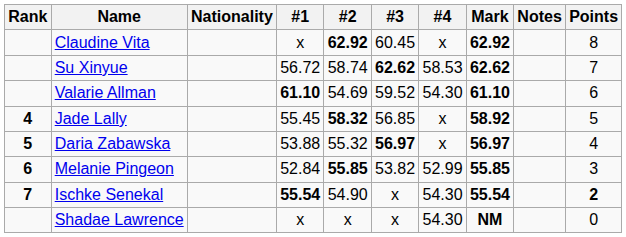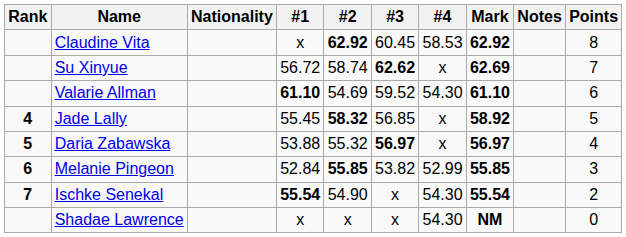(442, 42) x -> (443, 42) 58.53
(443, 67) 58.53 -> (442, 67) x
(490, 67) 62.62 -> (490, 67) 62.69
(594, 194) bold -> (594, 194) normal
